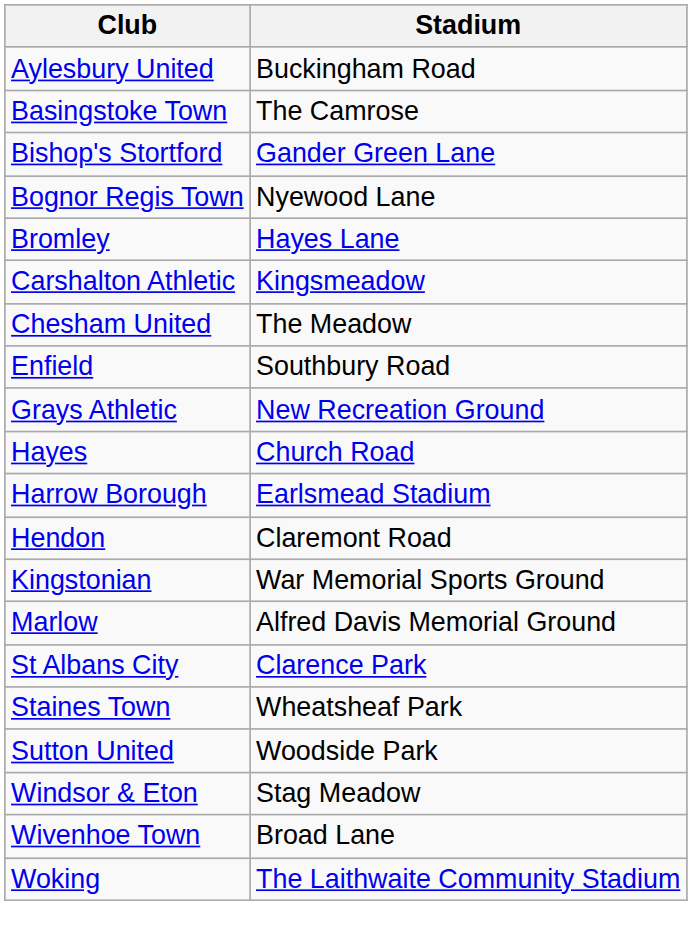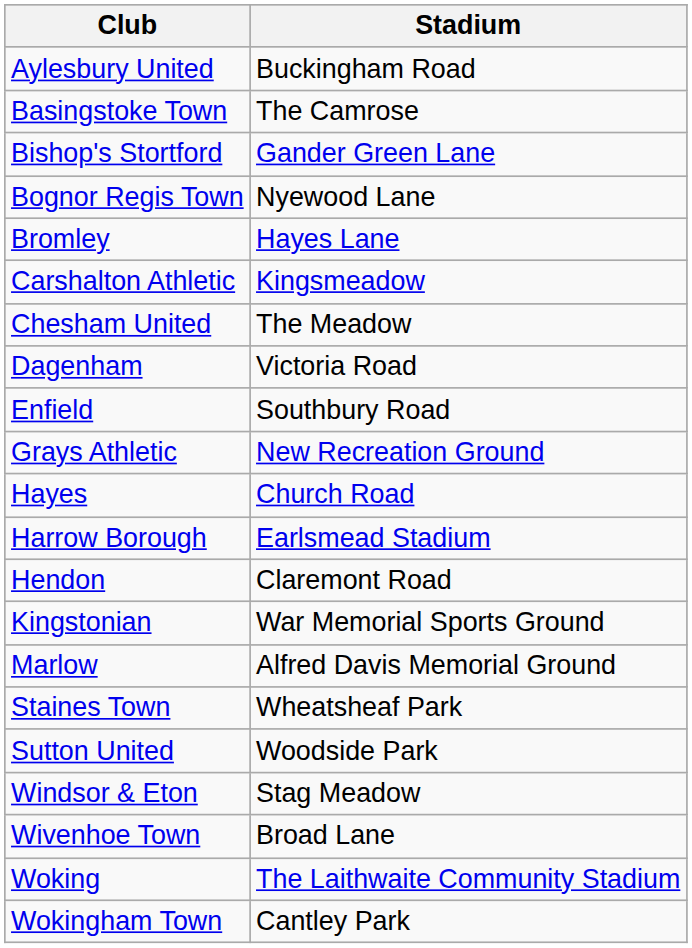+ row: (77, 366)
- row: (95, 665)
+ row: (117, 921)
